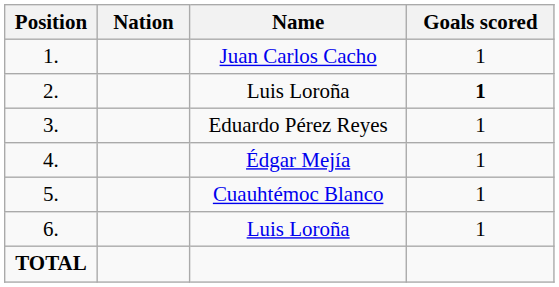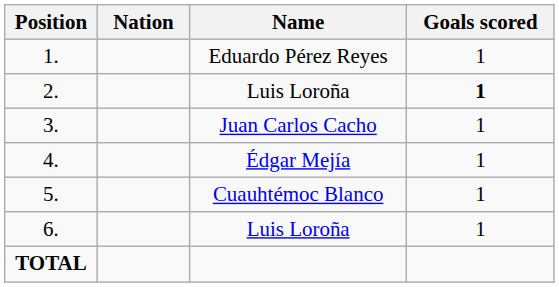(298, 56) Juan Carlos Cacho -> (298, 56) Eduardo Pérez Reyes
(298, 125) Eduardo Pérez Reyes -> (298, 125) Juan Carlos Cacho
